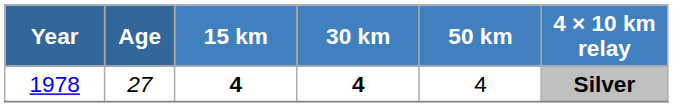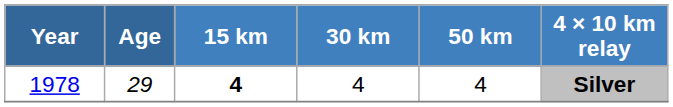(140, 84) 27 -> (140, 84) 29
(358, 84) bold -> (358, 84) normal
